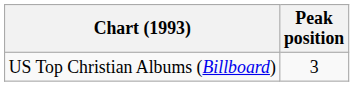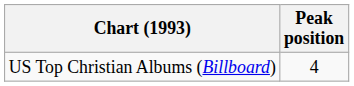(314, 66) 3 -> (314, 66) 4
